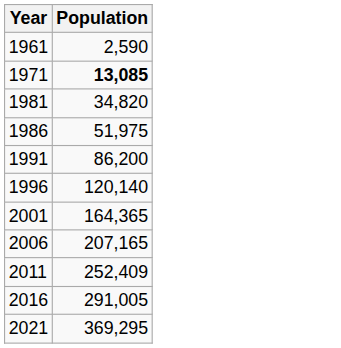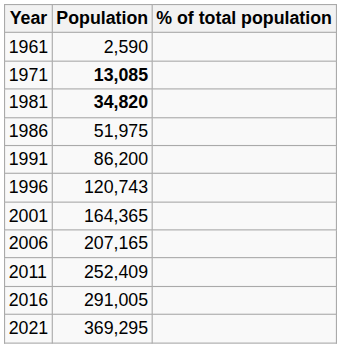+ column: (244, 18)
(121, 103) normal -> (121, 103) bold
(116, 187) 120,140 -> (116, 187) 120,743
